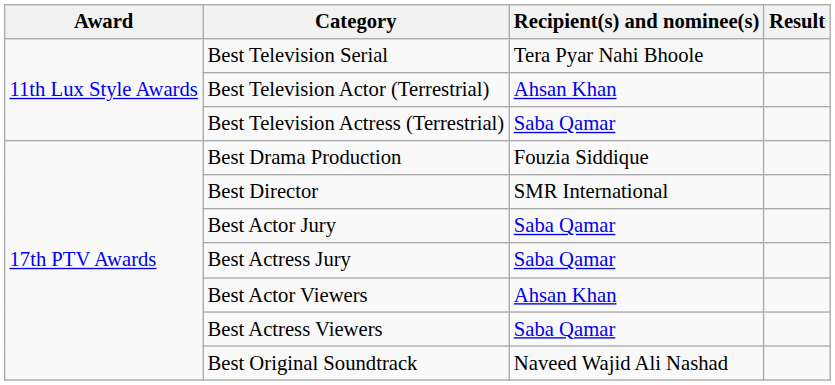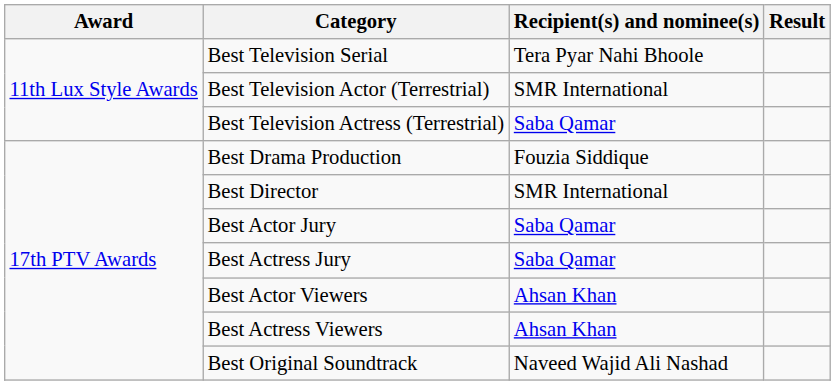(565, 89) Ahsan Khan -> (591, 89) SMR International
(565, 328) Saba Qamar -> (565, 328) Ahsan Khan
